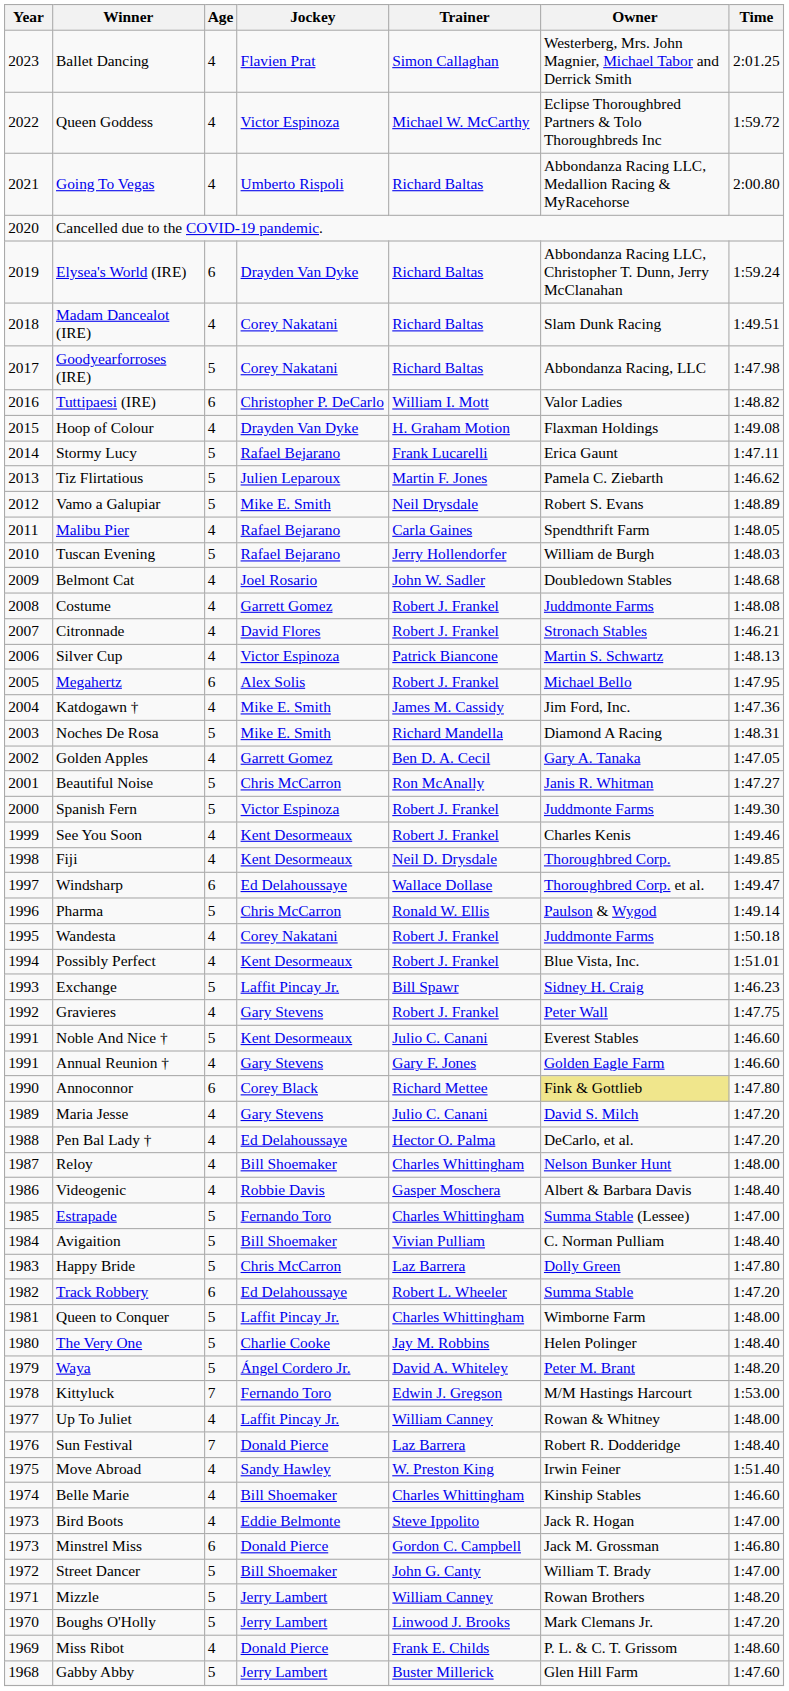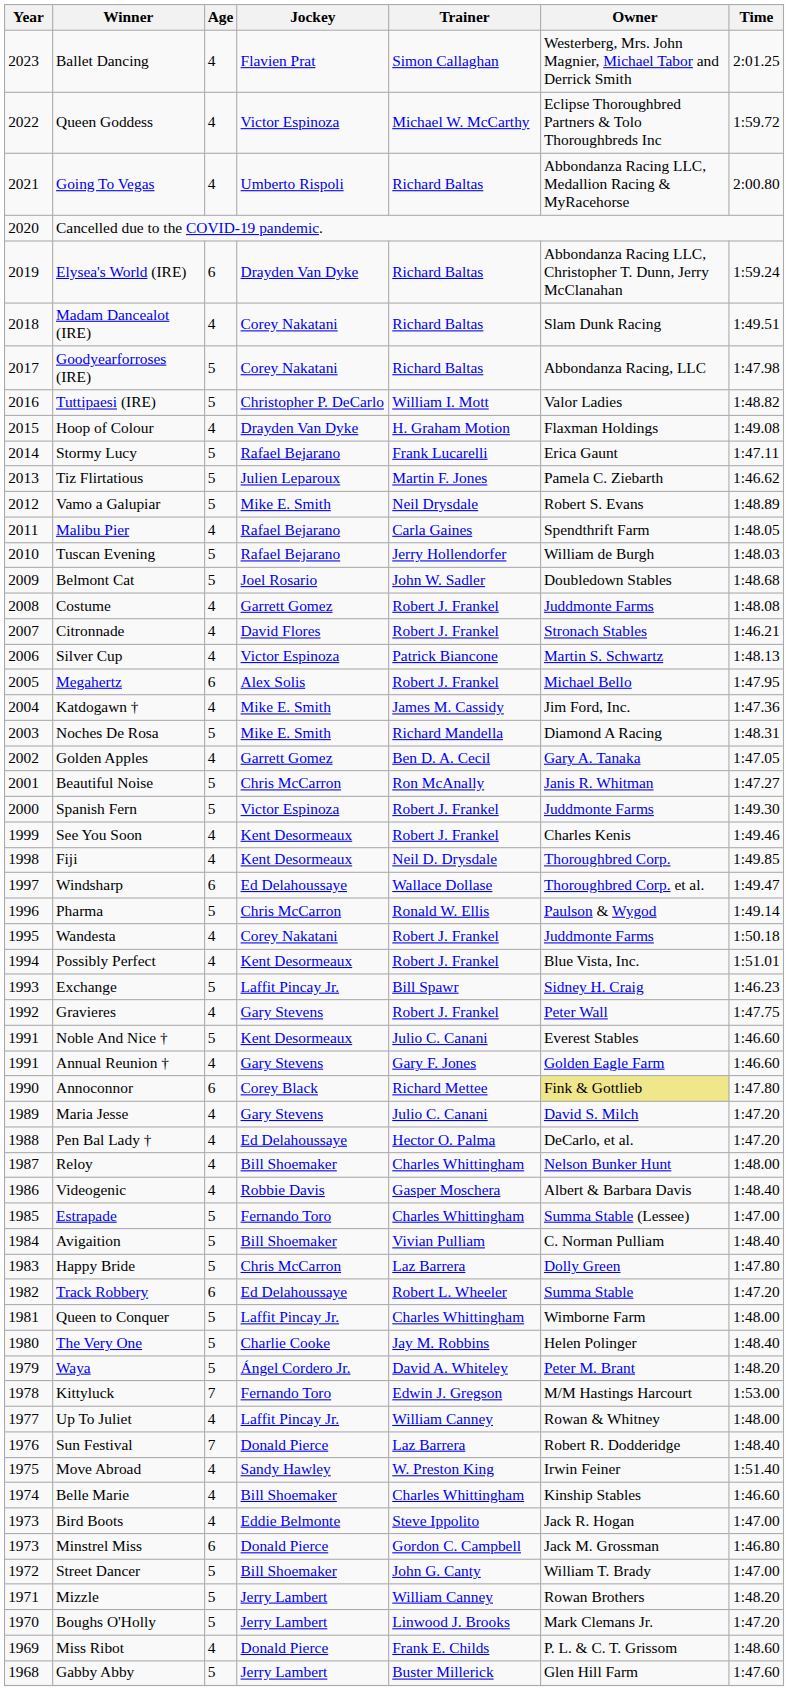(212, 402) 6 -> (212, 402) 5
(212, 580) 4 -> (212, 580) 5
